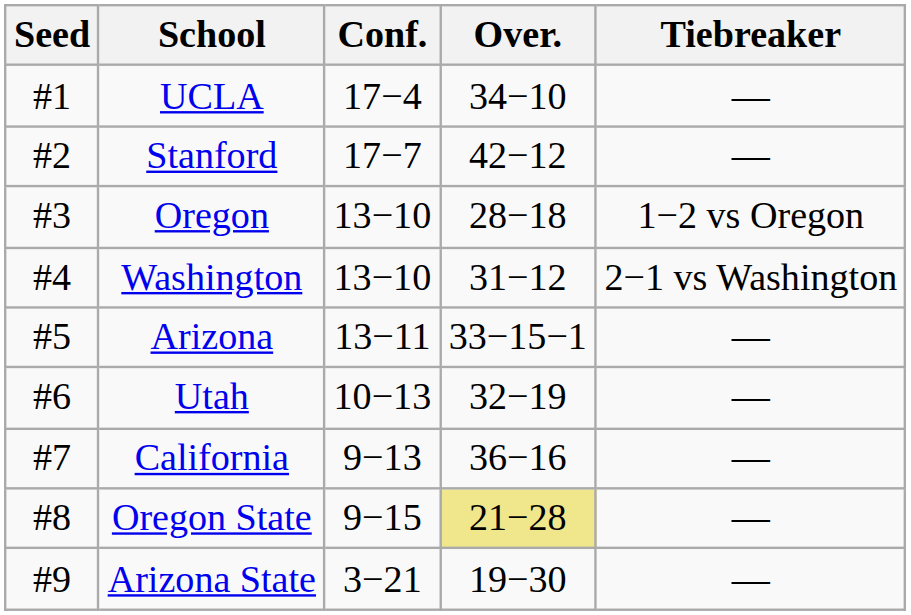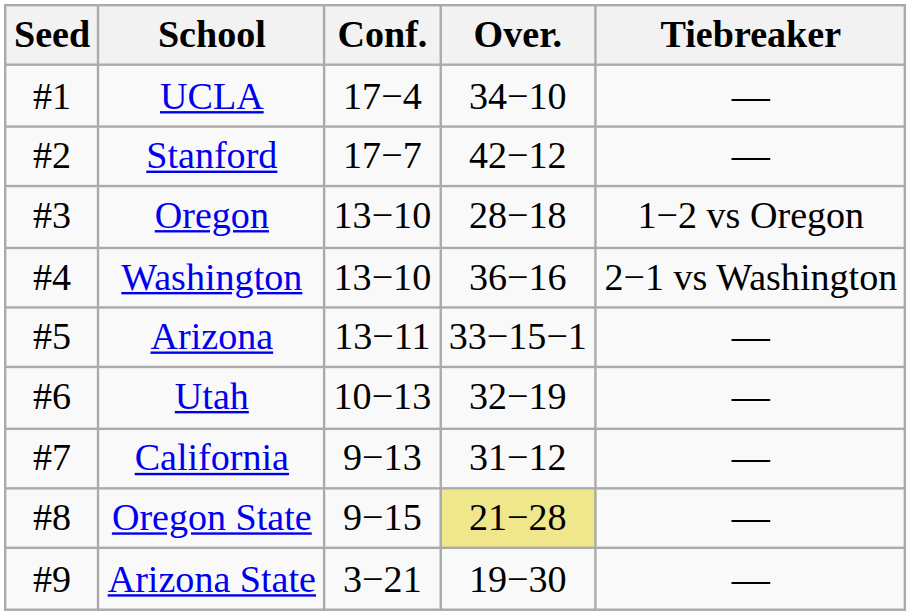(518, 276) 31−12 -> (518, 276) 36−16
(518, 457) 36−16 -> (518, 457) 31−12
